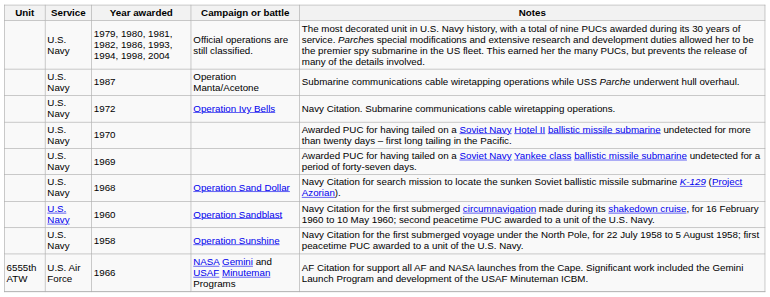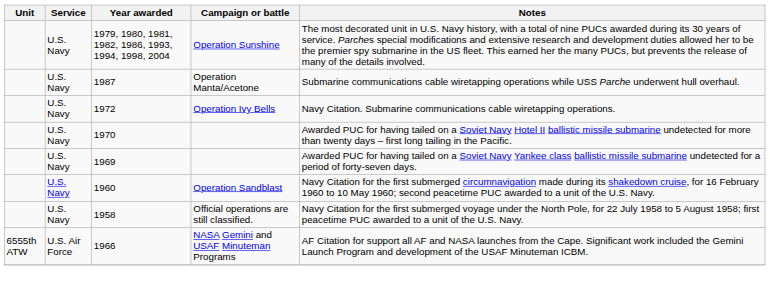(241, 44) Official operations are still classified. -> (236, 44) Operation Sunshine
- row: (105, 188)
(236, 241) Operation Sunshine -> (241, 214) Official operations are still classified.
